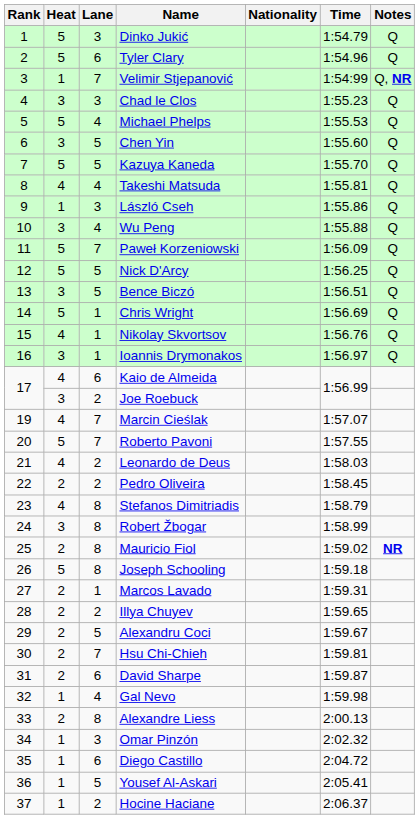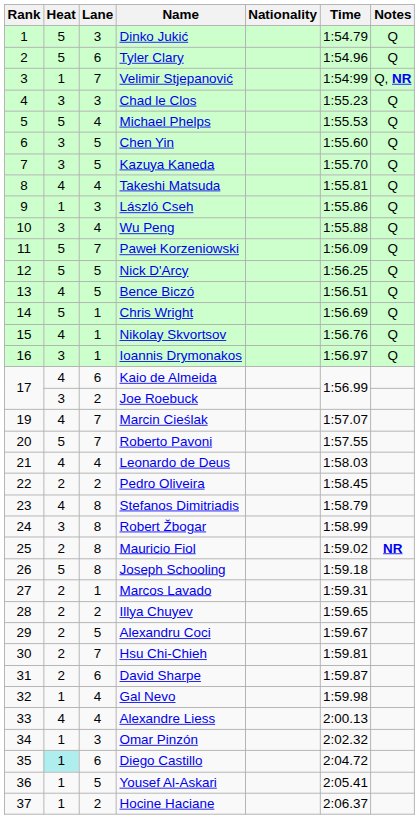(61, 164) 5 -> (61, 164) 3
(61, 292) 3 -> (61, 292) 4
(98, 462) 2 -> (98, 462) 4
(61, 718) 2 -> (61, 718) 4
(98, 718) 8 -> (98, 718) 4
(61, 761) no background -> (61, 761) paleturquoise background
